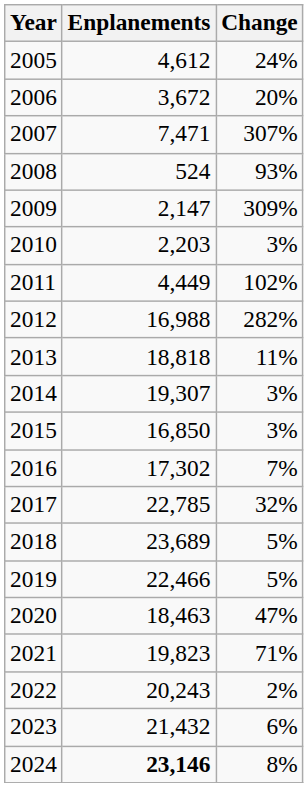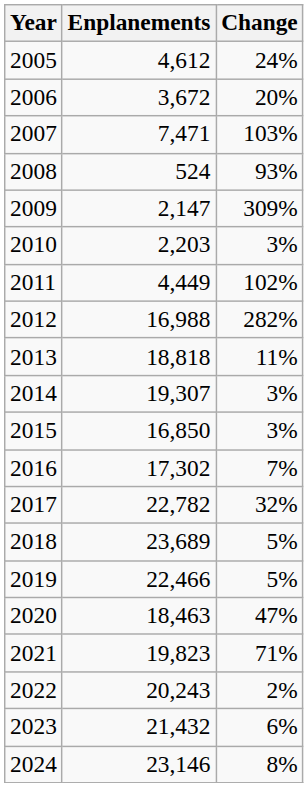(270, 134) 307% -> (270, 134) 103%
(178, 504) 22,785 -> (178, 504) 22,782
(178, 763) bold -> (178, 763) normal
